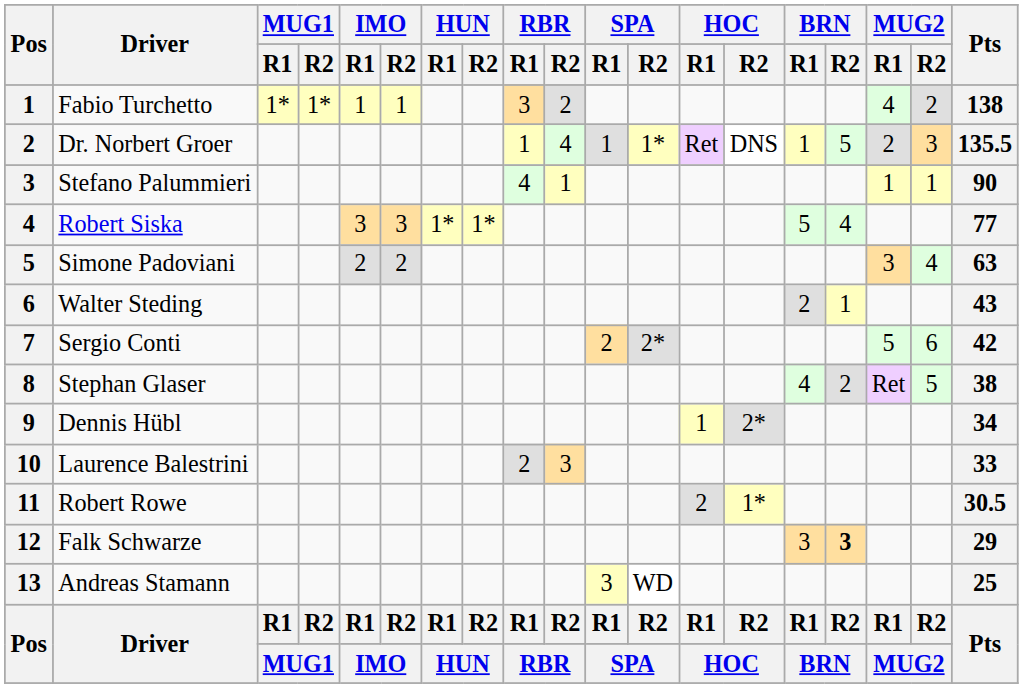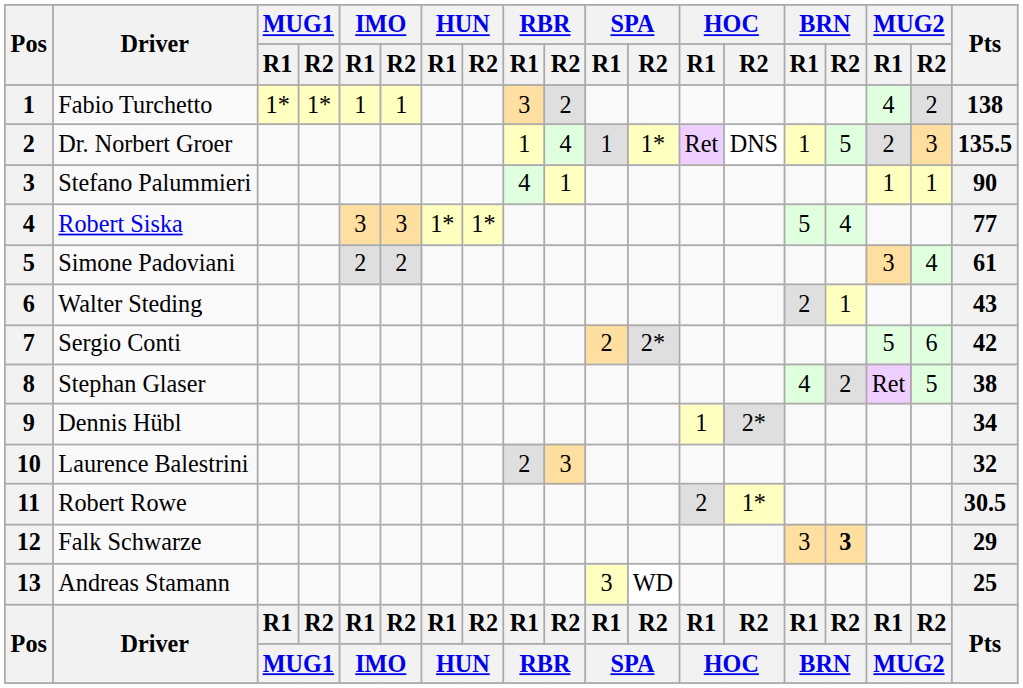(985, 263) 63 -> (985, 263) 61
(985, 463) 33 -> (985, 463) 32
